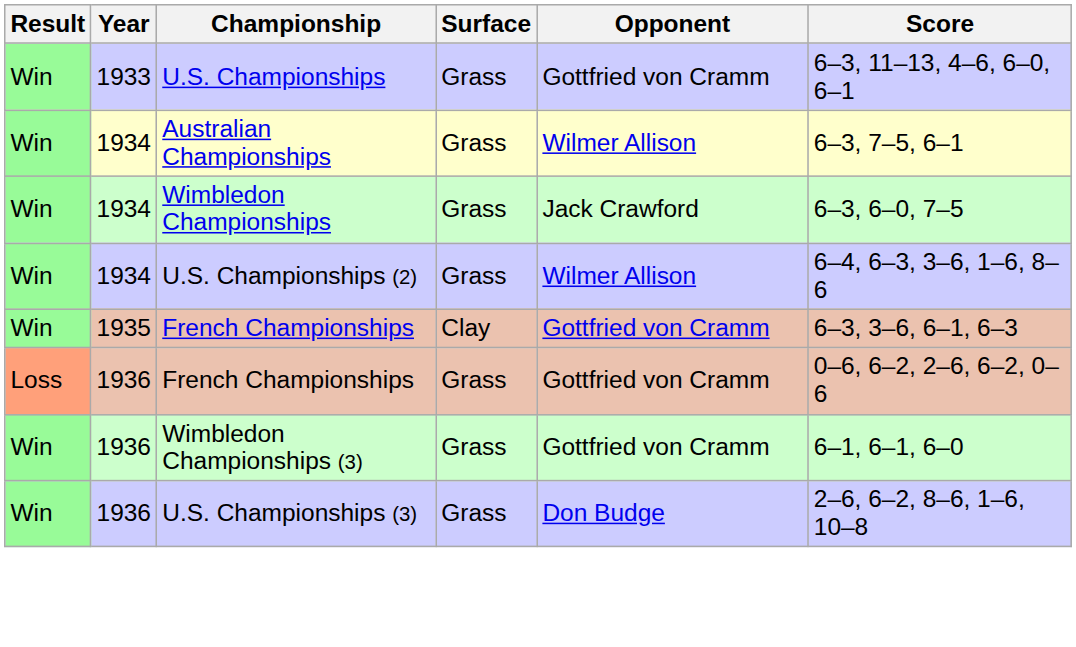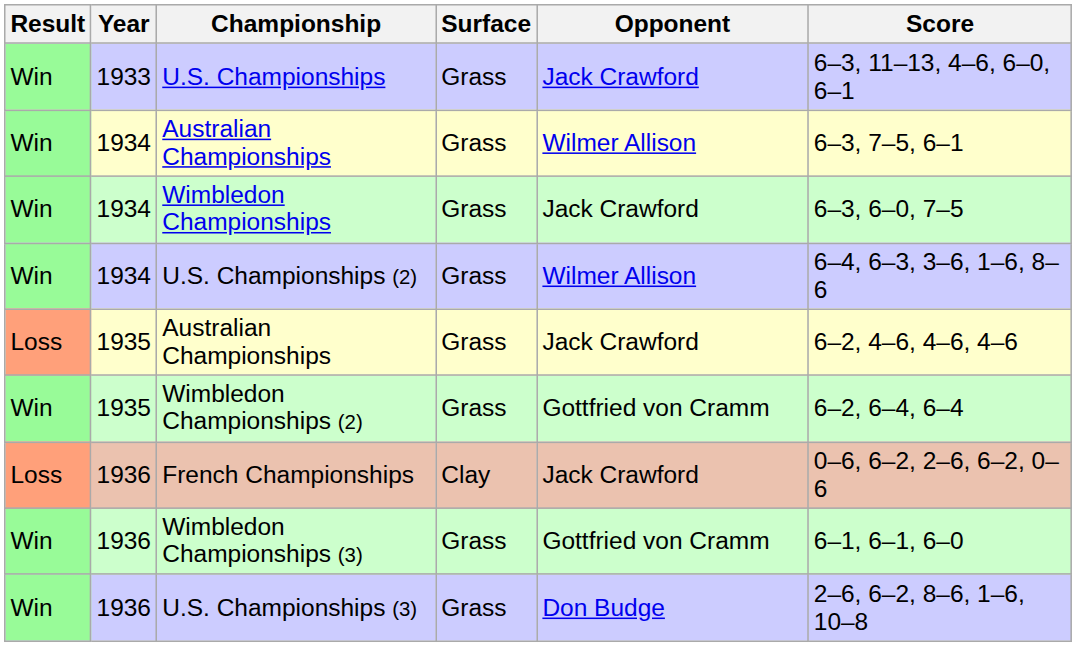(656, 76) Gottfried von Cramm -> (621, 76) Jack Crawford
+ row: (124, 341)
- row: (124, 328)
+ row: (124, 408)
(474, 380) Grass -> (466, 474) Clay
(656, 380) Gottfried von Cramm -> (621, 474) Jack Crawford
